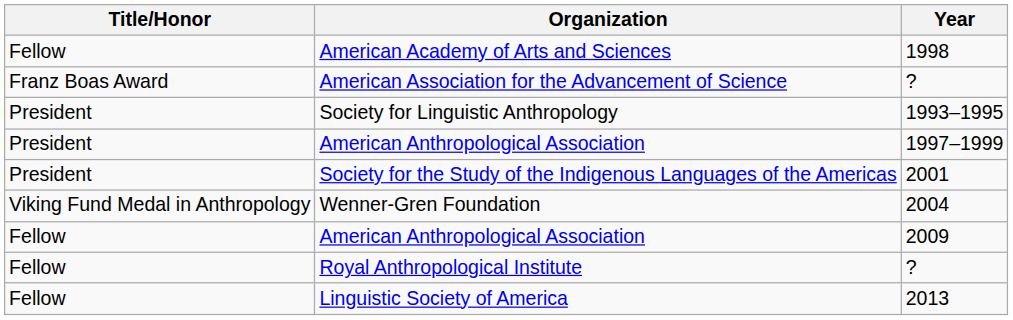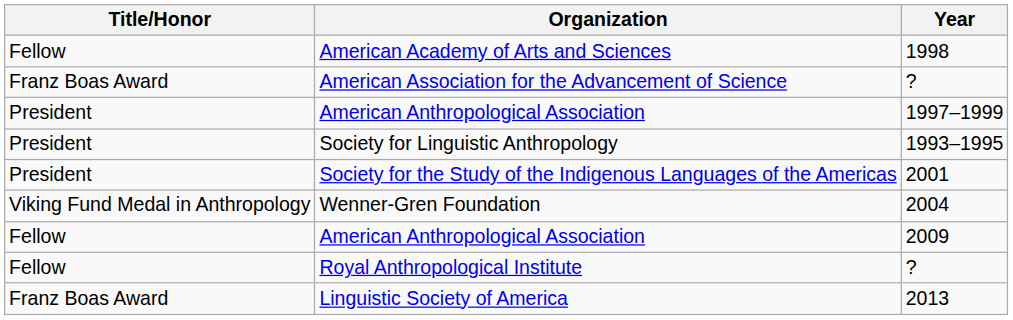rows swapped: (482, 143) <-> (469, 112)
(37, 298) Fellow -> (89, 298) Franz Boas Award
